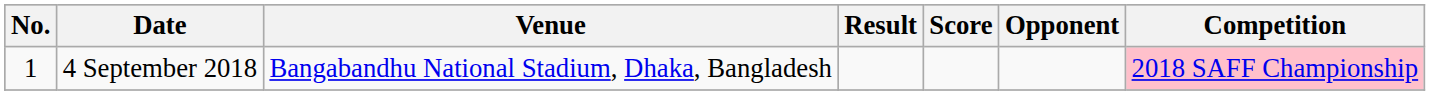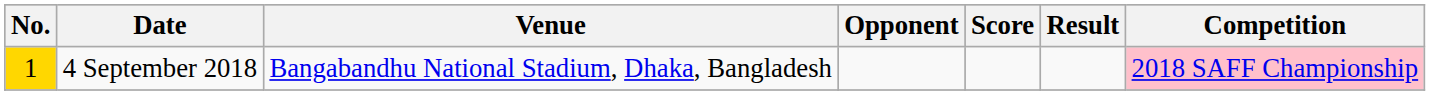columns swapped: (1062, 25) <-> (881, 25)
(31, 68) no background -> (31, 68) gold background
